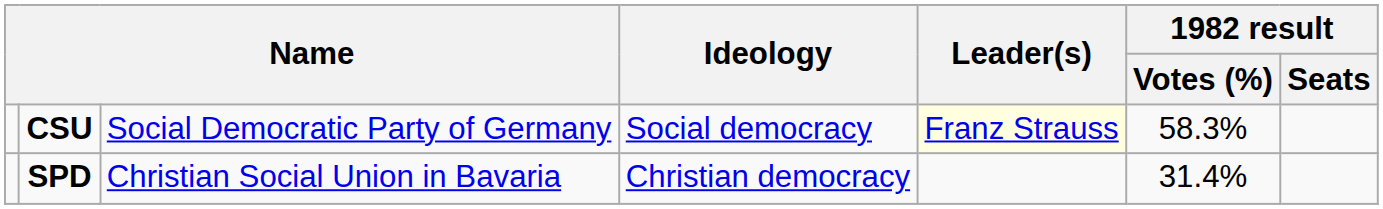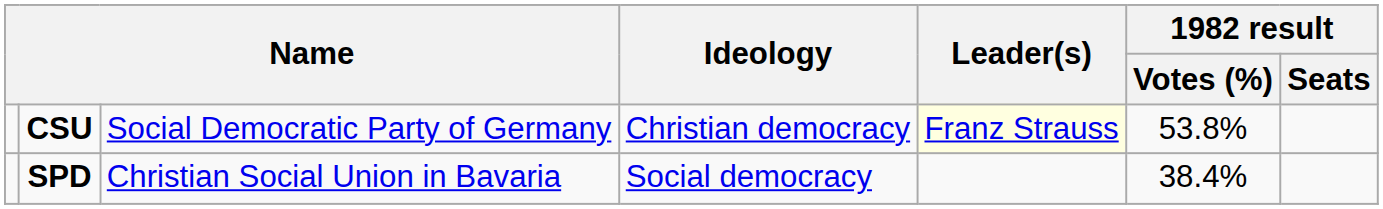(749, 128) Social democracy -> (768, 128) Christian democracy
(1203, 128) 58.3% -> (1203, 128) 53.8%
(768, 177) Christian democracy -> (749, 177) Social democracy
(1203, 177) 31.4% -> (1203, 177) 38.4%
